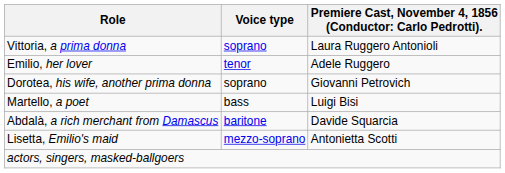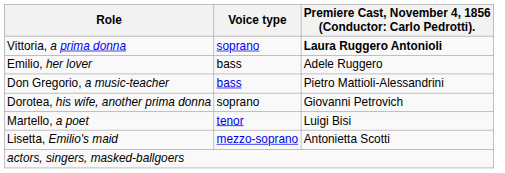(374, 45) normal -> (373, 45) bold
(237, 64) tenor -> (229, 64) bass
+ row: (88, 83)
(236, 102) bass -> (230, 121) tenor
- row: (113, 121)
